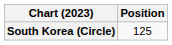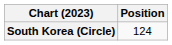(142, 31) 125 -> (142, 31) 124
